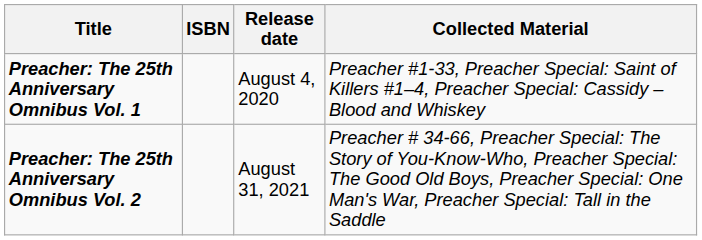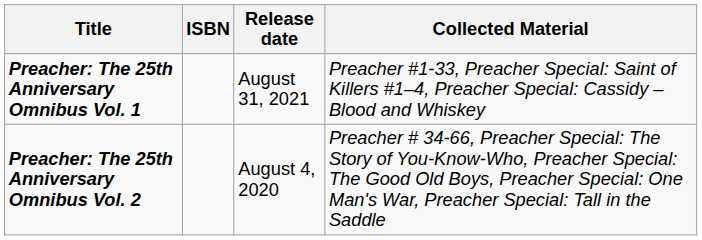(277, 88) August 4, 2020 -> (274, 88) August 31, 2021
(274, 179) August 31, 2021 -> (277, 179) August 4, 2020
